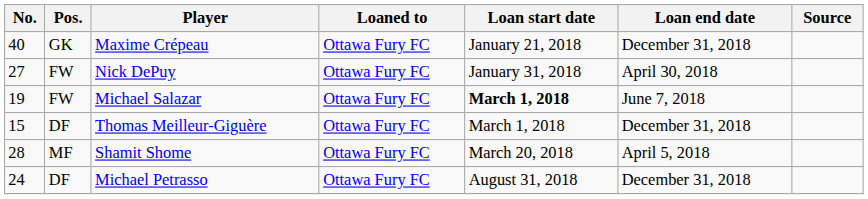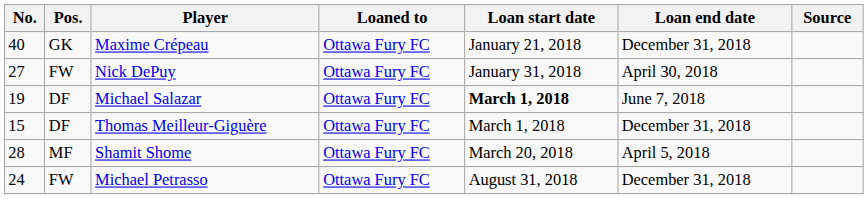(61, 99) FW -> (59, 99) DF
(59, 180) DF -> (61, 180) FW
